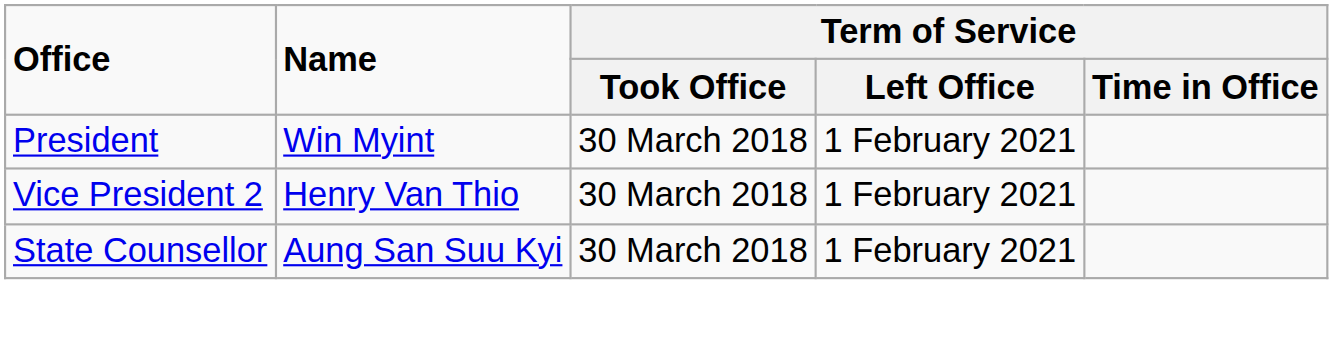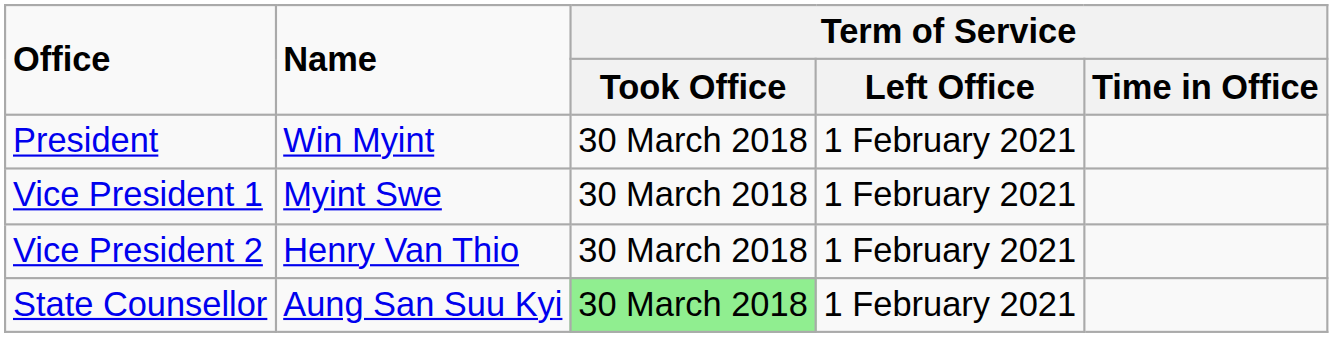+ row: (138, 195)
(693, 250) no background -> (693, 304) lightgreen background
